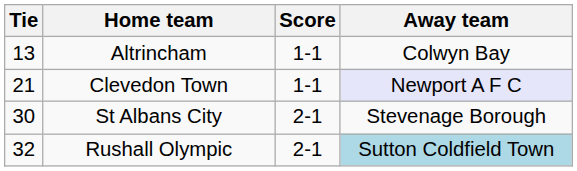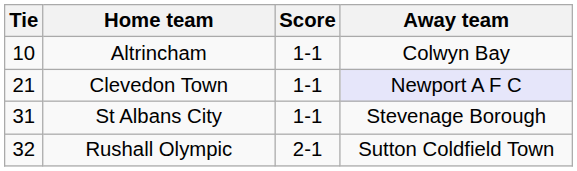(24, 52) 13 -> (24, 52) 10
(24, 117) 30 -> (24, 117) 31
(308, 117) 2-1 -> (308, 117) 1-1
(456, 149) lightblue background -> (456, 149) no background
